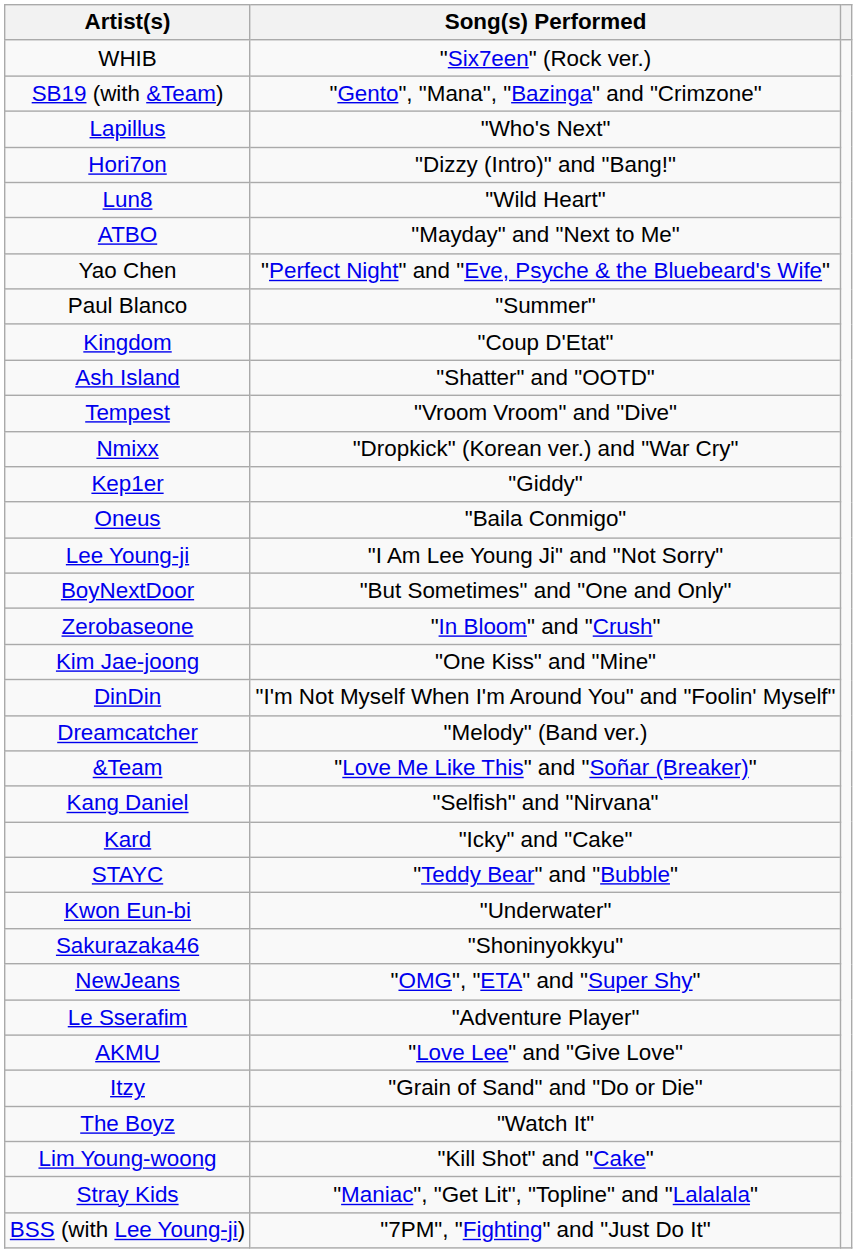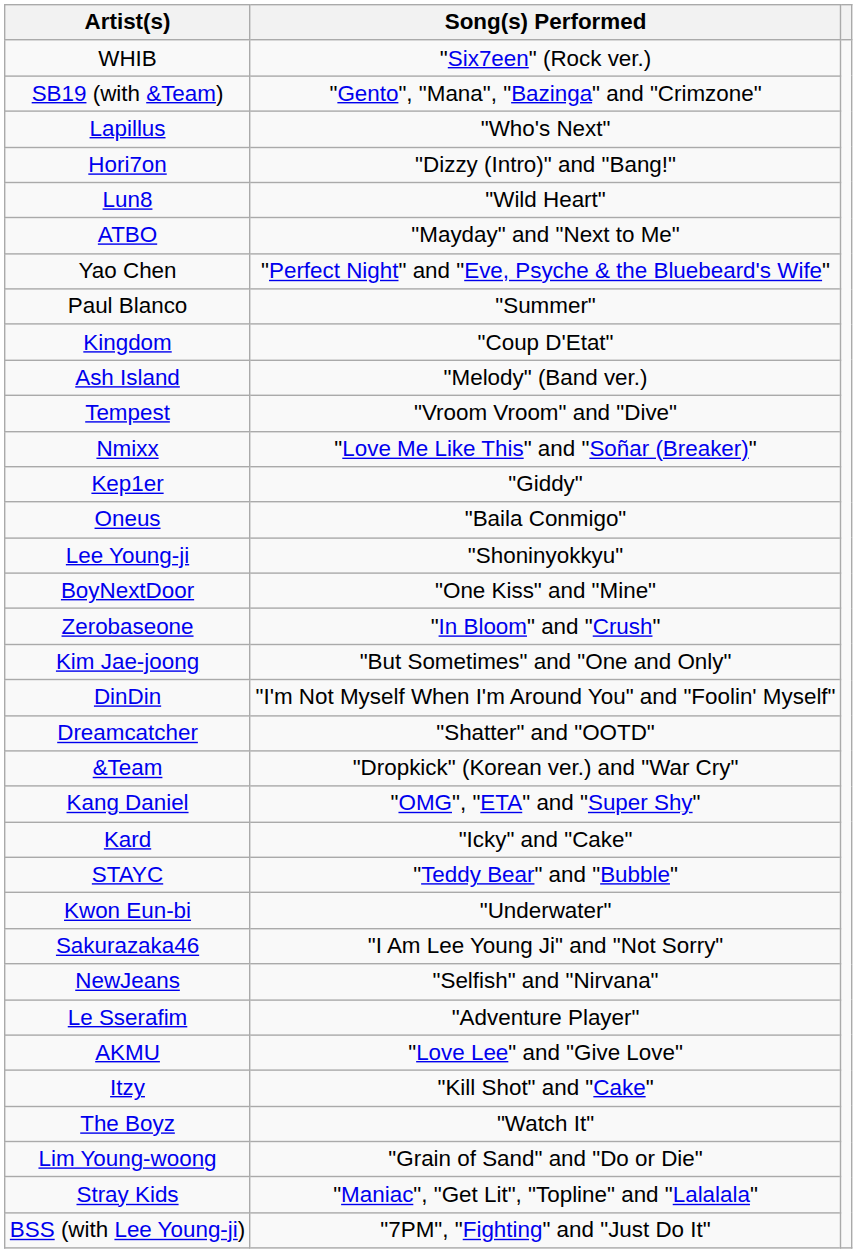(546, 377) "Shatter" and "OOTD" -> (546, 377) "Melody" (Band ver.)
(546, 448) "Dropkick" (Korean ver.) and "War Cry" -> (546, 448) "Love Me Like This" and "Soñar (Breaker)"
(546, 555) "I Am Lee Young Ji" and "Not Sorry" -> (546, 555) "Shoninyokkyu"
(546, 590) "But Sometimes" and "One and Only" -> (546, 590) "One Kiss" and "Mine"
(546, 661) "One Kiss" and "Mine" -> (546, 661) "But Sometimes" and "One and Only"
(546, 732) "Melody" (Band ver.) -> (546, 732) "Shatter" and "OOTD"
(546, 768) "Love Me Like This" and "Soñar (Breaker)" -> (546, 768) "Dropkick" (Korean ver.) and "War Cry"
(546, 803) "Selfish" and "Nirvana" -> (546, 803) "OMG", "ETA" and "Super Shy"
(546, 945) "Shoninyokkyu" -> (546, 945) "I Am Lee Young Ji" and "Not Sorry"
(546, 981) "OMG", "ETA" and "Super Shy" -> (546, 981) "Selfish" and "Nirvana"
(546, 1088) "Grain of Sand" and "Do or Die" -> (546, 1088) "Kill Shot" and "Cake"
(546, 1159) "Kill Shot" and "Cake" -> (546, 1159) "Grain of Sand" and "Do or Die"
